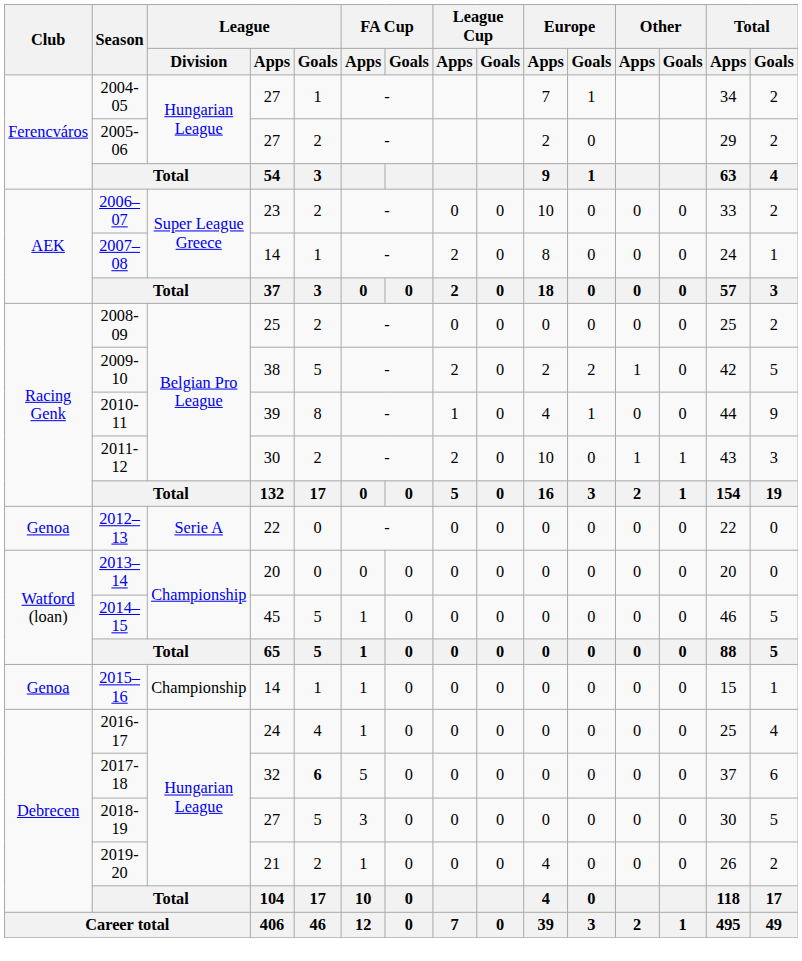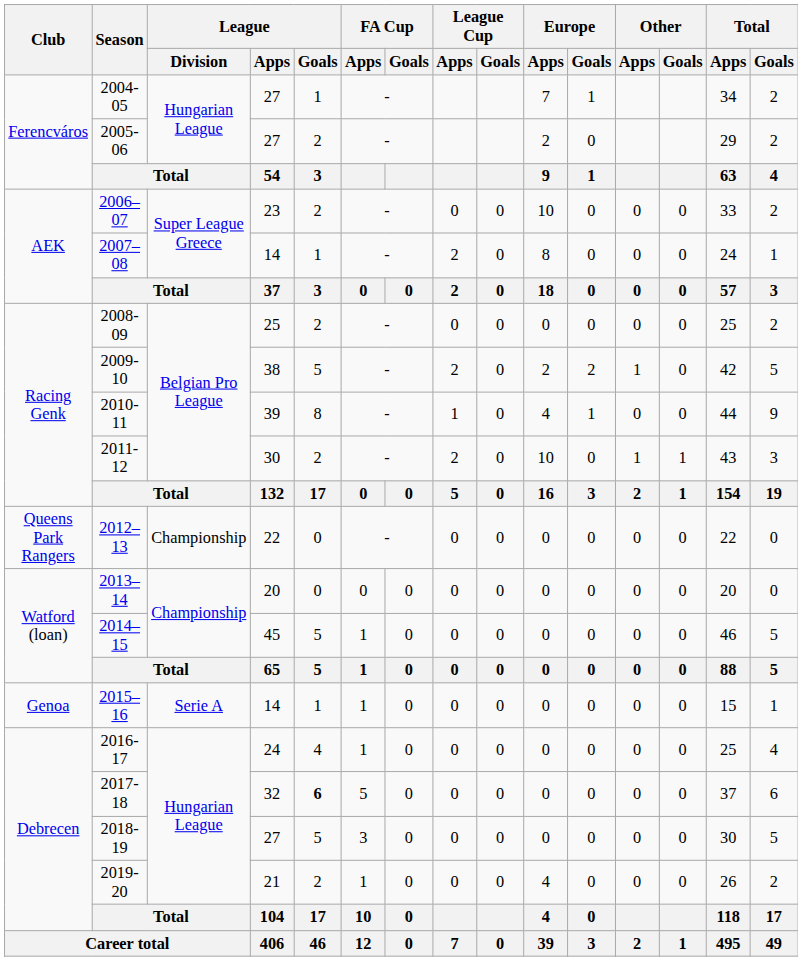(48, 528) Genoa -> (48, 537) Queens Park Rangers
(199, 528) Serie A -> (199, 537) Championship
(199, 686) Championship -> (199, 705) Serie A
